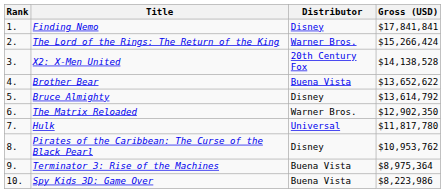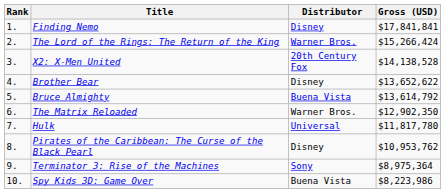(321, 82) Buena Vista -> (307, 82) Disney
(307, 96) Disney -> (321, 96) Buena Vista
(321, 166) Buena Vista -> (302, 166) Sony
